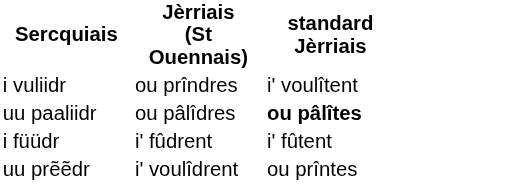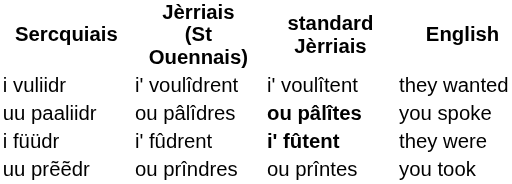+ column: (463, 34)
(186, 85) ou prîndres -> (187, 85) i' voulîdrent
(299, 141) normal -> (303, 141) bold
(187, 169) i' voulîdrent -> (186, 169) ou prîndres
